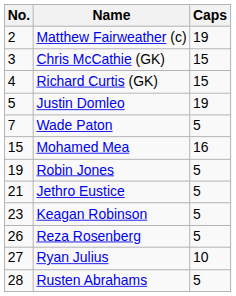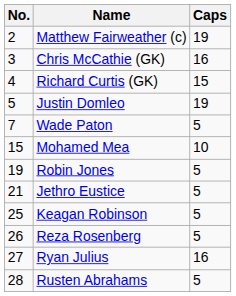(201, 59) 15 -> (201, 59) 16
(201, 147) 16 -> (201, 147) 10
(15, 214) 23 -> (15, 214) 25
(201, 258) 10 -> (201, 258) 16
